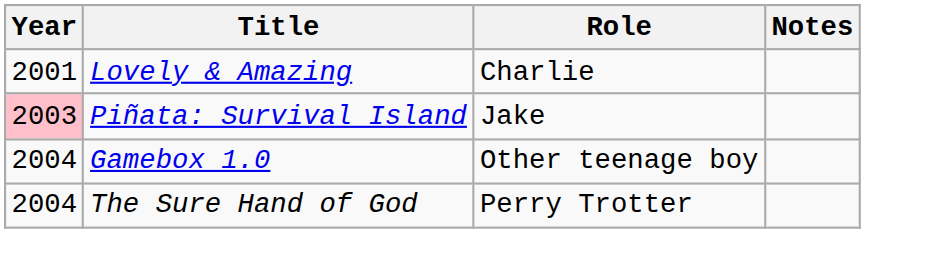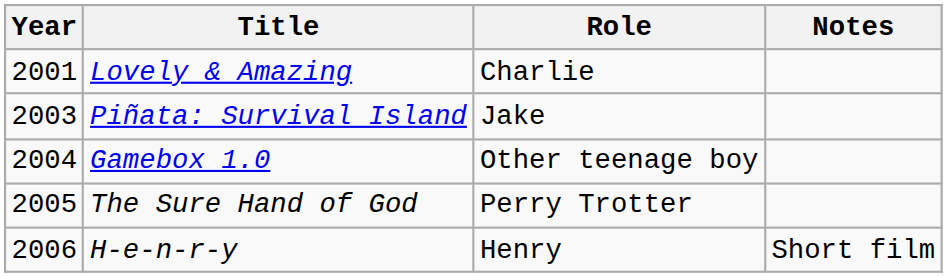(44, 116) pink background -> (44, 116) no background
(44, 205) 2004 -> (44, 205) 2005
+ row: (164, 250)
